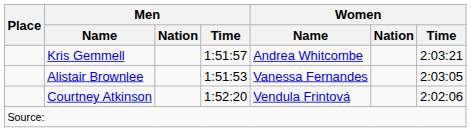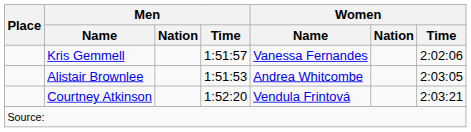(308, 56) Andrea Whitcombe -> (311, 56) Vanessa Fernandes
(442, 56) 2:03:21 -> (442, 56) 2:02:06
(311, 76) Vanessa Fernandes -> (308, 76) Andrea Whitcombe
(442, 97) 2:02:06 -> (442, 97) 2:03:21
